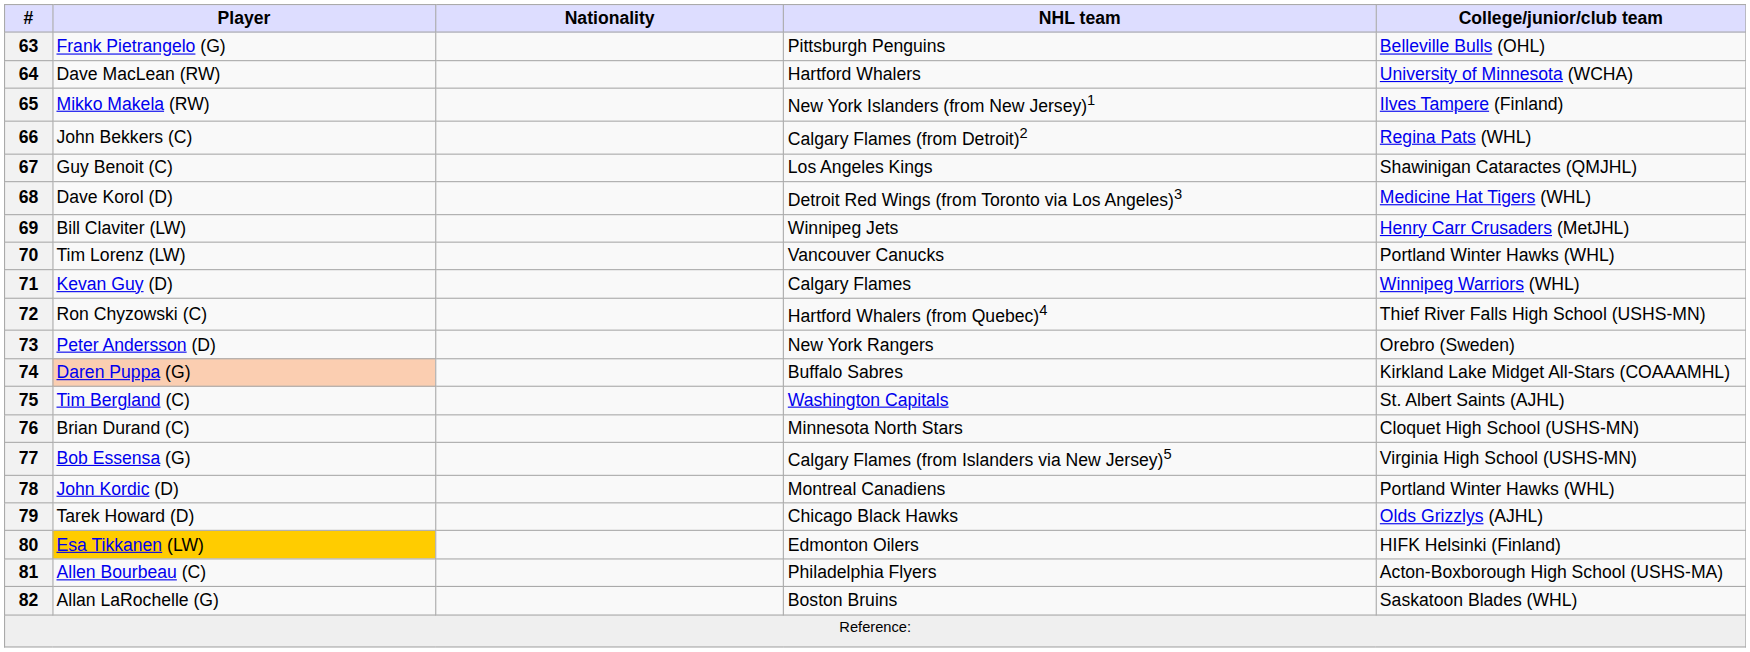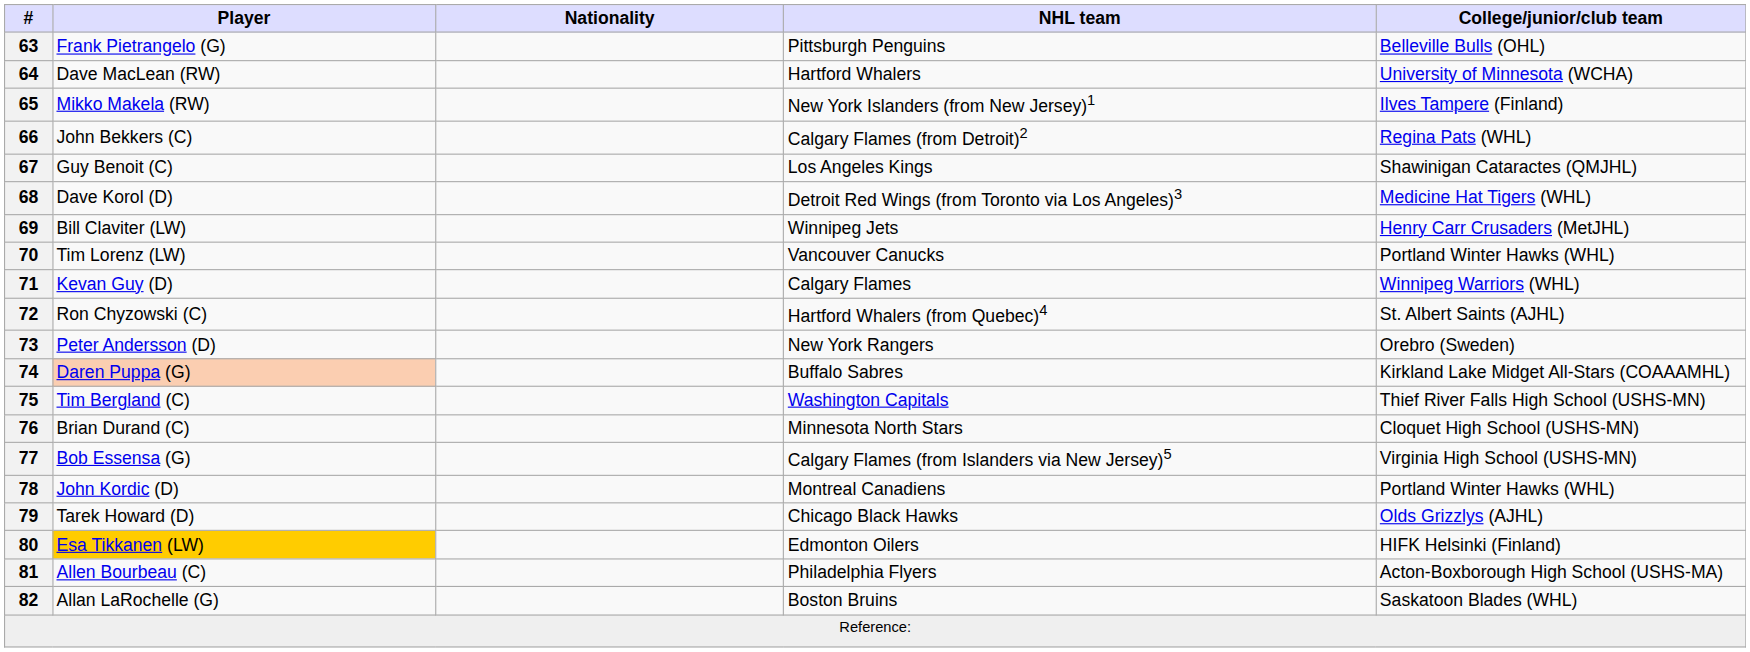(1543, 314) Thief River Falls High School (USHS-MN) -> (1472, 314) St. Albert Saints (AJHL)
(1472, 400) St. Albert Saints (AJHL) -> (1543, 400) Thief River Falls High School (USHS-MN)
